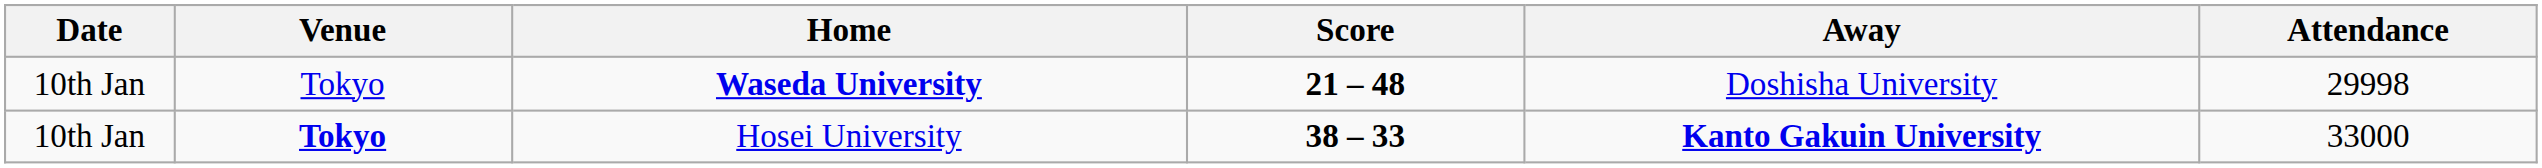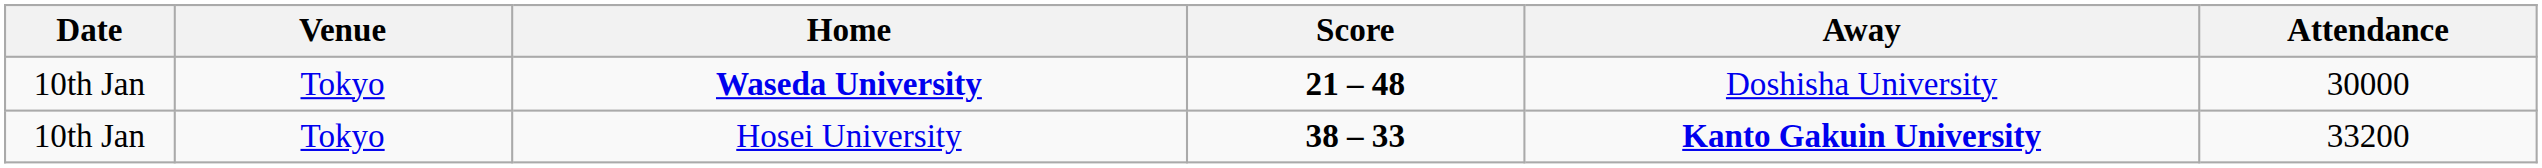(2368, 83) 29998 -> (2368, 83) 30000
(343, 135) bold -> (343, 135) normal
(2368, 135) 33000 -> (2368, 135) 33200
